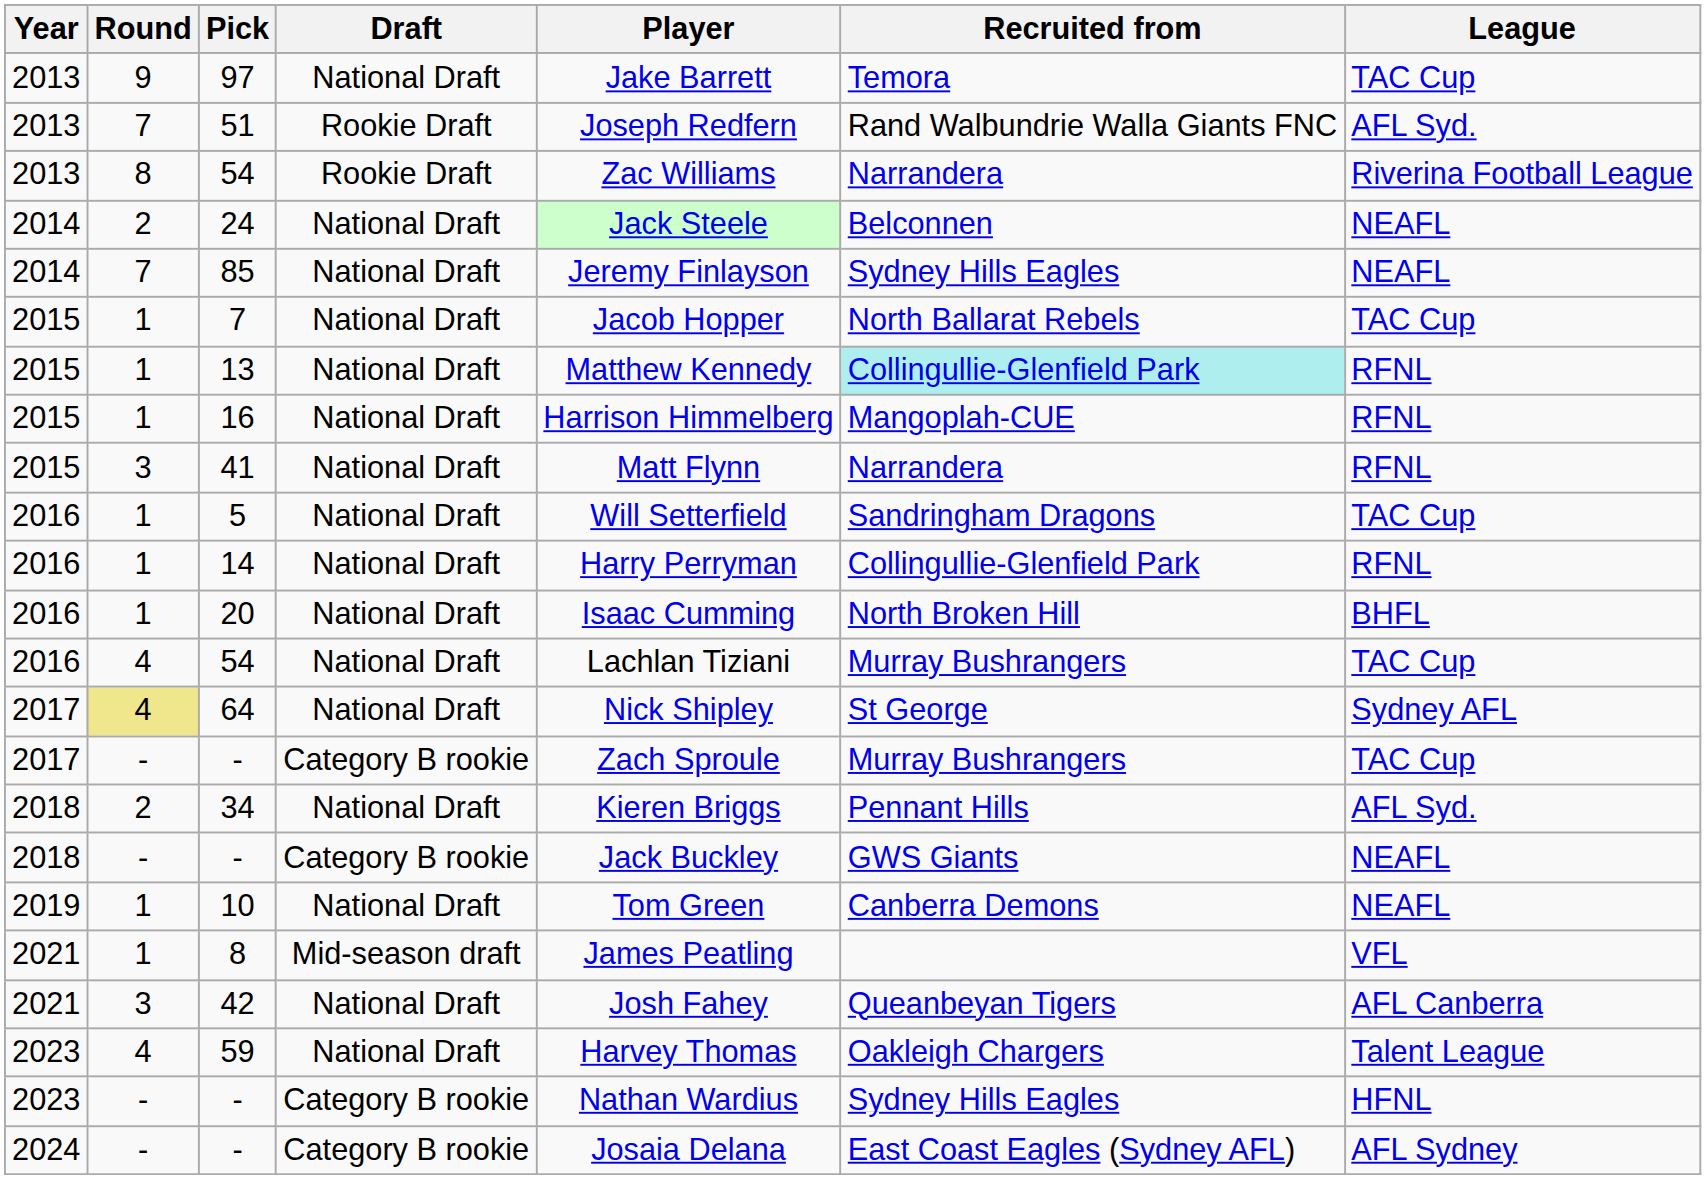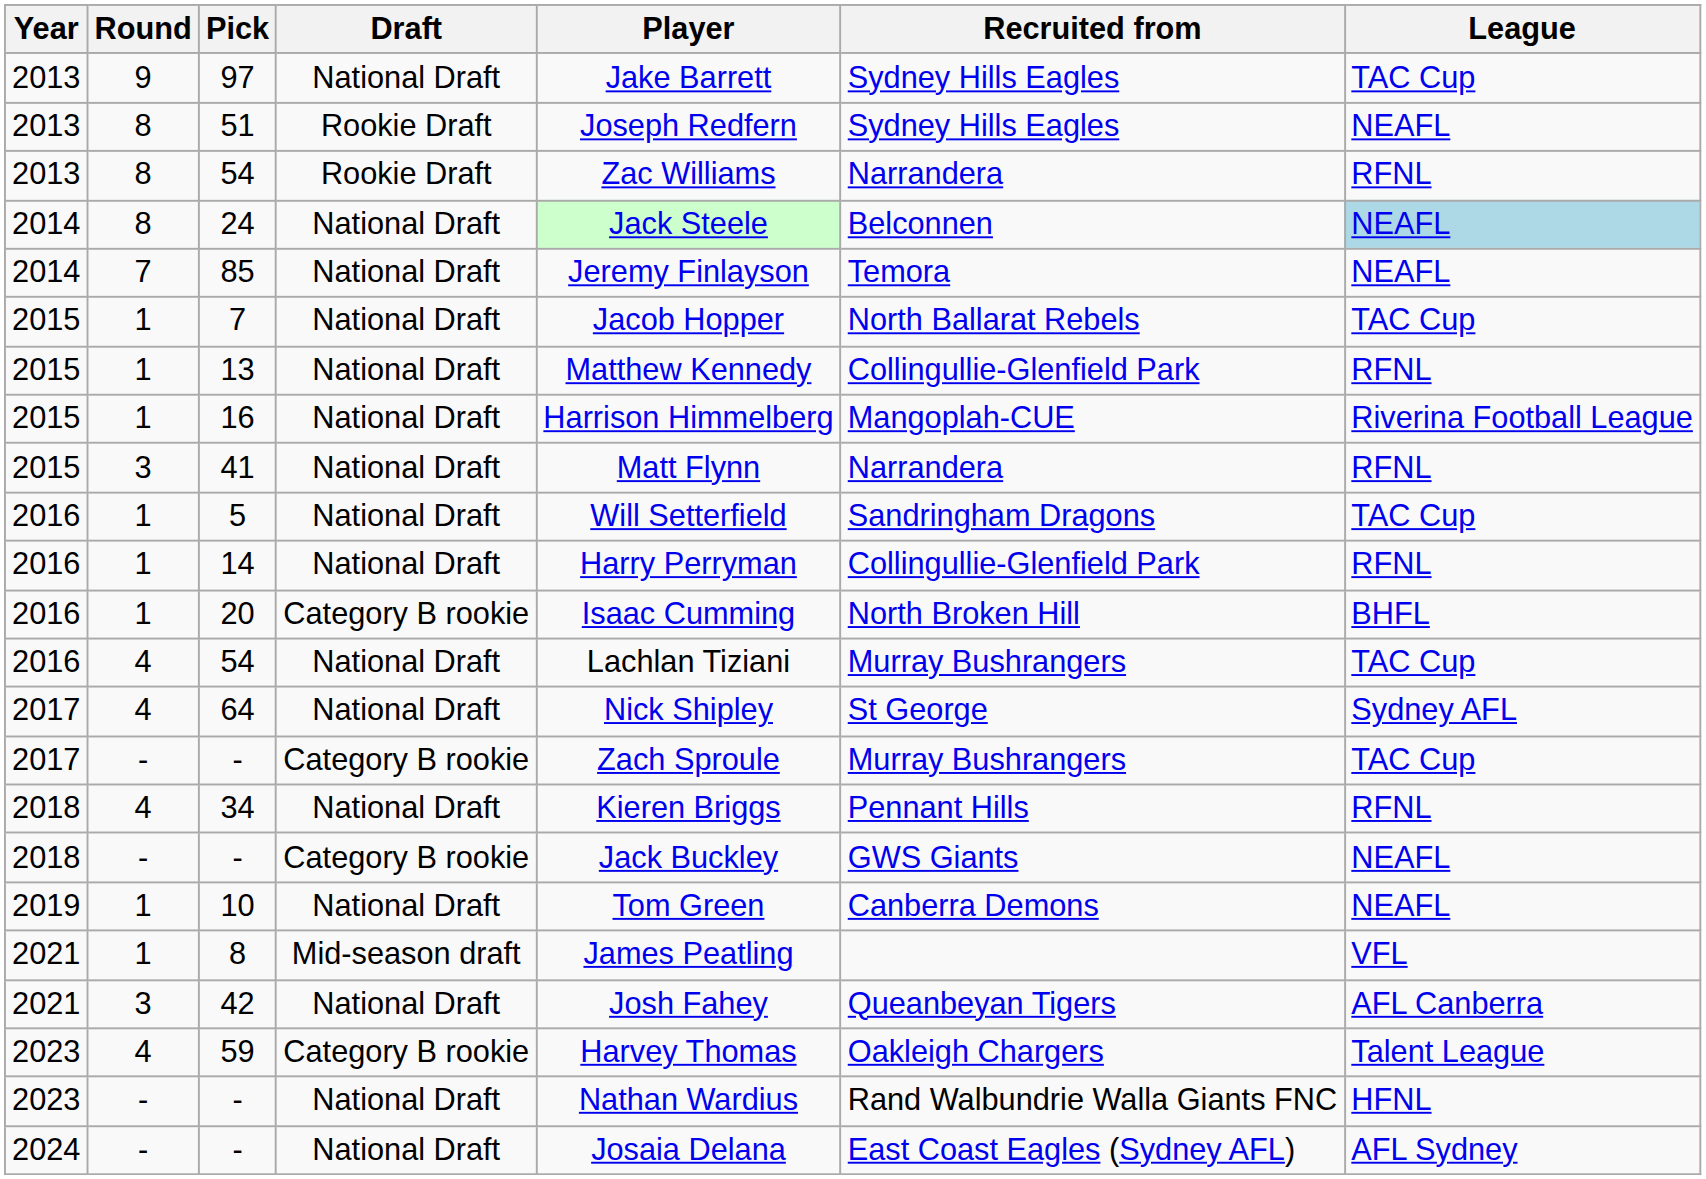(899, 77) Temora -> (984, 77) Sydney Hills Eagles
(143, 126) 7 -> (143, 126) 8
(1092, 126) Rand Walbundrie Walla Giants FNC -> (984, 126) Sydney Hills Eagles
(1414, 126) AFL Syd. -> (1401, 126) NEAFL
(1522, 175) Riverina Football League -> (1391, 175) RFNL
(143, 223) 2 -> (143, 223) 8
(1401, 223) no background -> (1401, 223) lightblue background
(984, 272) Sydney Hills Eagles -> (899, 272) Temora
(1024, 369) paleturquoise background -> (1024, 369) no background
(1391, 418) RFNL -> (1522, 418) Riverina Football League
(406, 613) National Draft -> (406, 613) Category B rookie
(143, 710) khaki background -> (143, 710) no background
(143, 808) 2 -> (143, 808) 4
(1414, 808) AFL Syd. -> (1391, 808) RFNL
(406, 1051) National Draft -> (406, 1051) Category B rookie
(406, 1100) Category B rookie -> (406, 1100) National Draft
(984, 1100) Sydney Hills Eagles -> (1092, 1100) Rand Walbundrie Walla Giants FNC
(406, 1149) Category B rookie -> (406, 1149) National Draft
